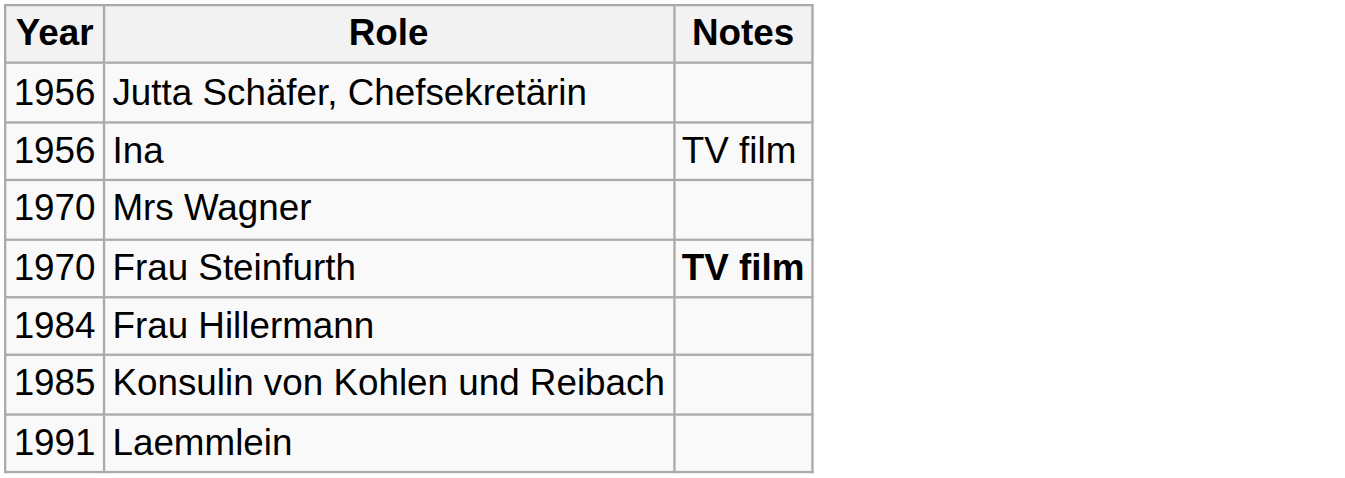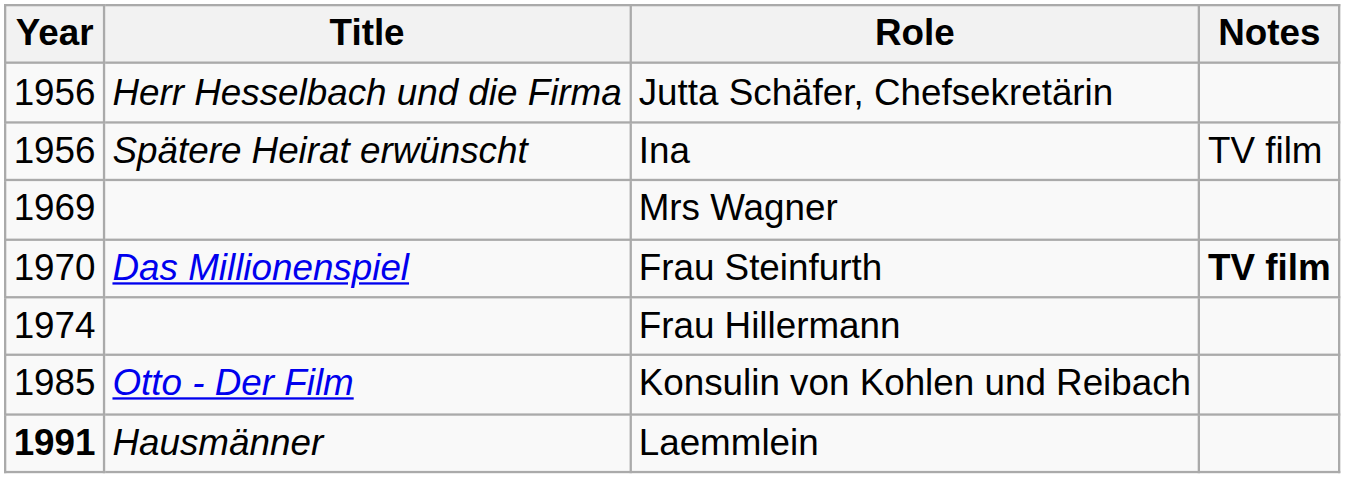+ column: (367, 33)
(55, 208) 1970 -> (55, 208) 1969
(55, 325) 1984 -> (55, 325) 1974
(55, 442) normal -> (55, 442) bold
